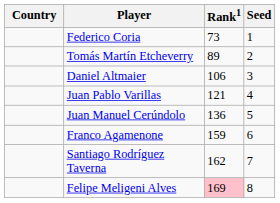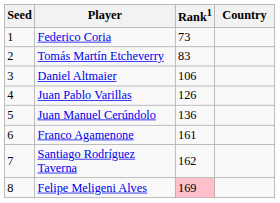columns swapped: (34, 15) <-> (259, 15)
(213, 56) 89 -> (184, 56) 83
(216, 95) 121 -> (187, 95) 126
(216, 134) 159 -> (187, 134) 161
